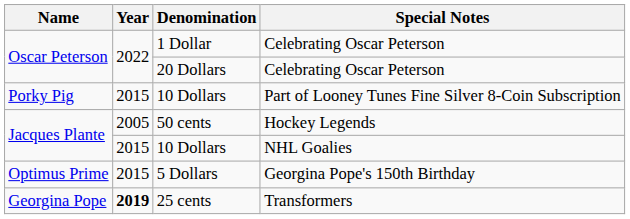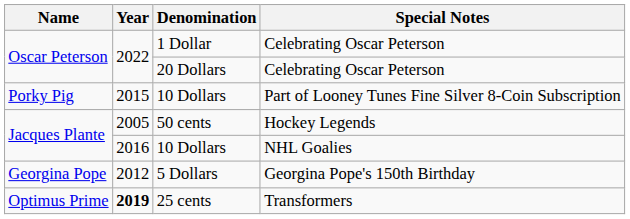(133, 148) 2015 -> (133, 148) 2016
(58, 174) Optimus Prime -> (57, 174) Georgina Pope
(133, 174) 2015 -> (133, 174) 2012
(57, 200) Georgina Pope -> (58, 200) Optimus Prime
